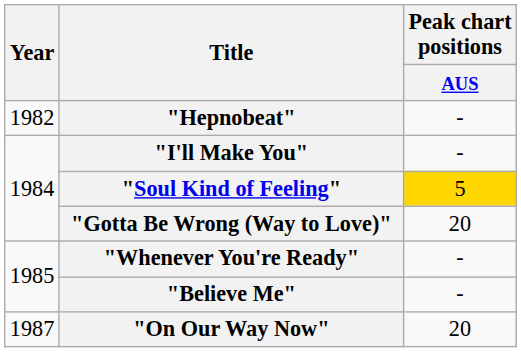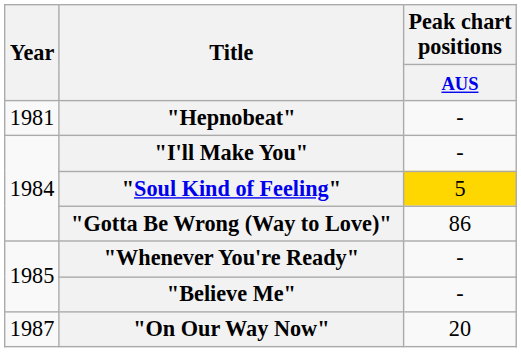(32, 117) 1982 -> (32, 117) 1981
(460, 223) 20 -> (460, 223) 86
